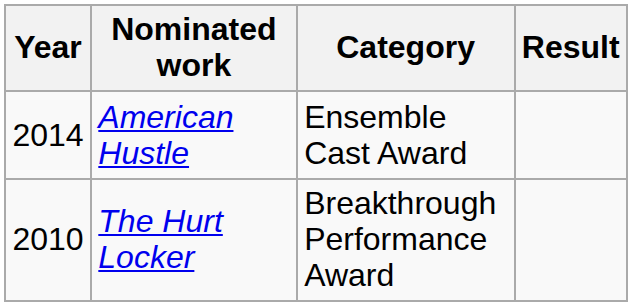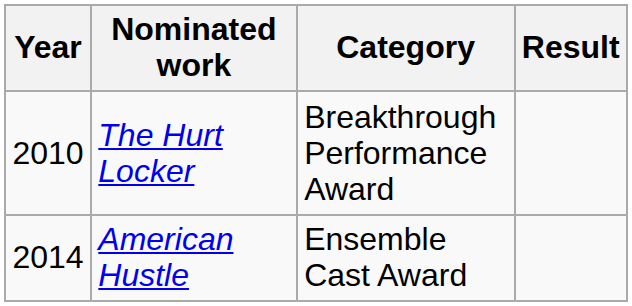rows swapped: (161, 239) <-> (166, 134)
